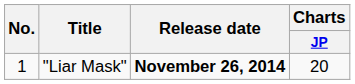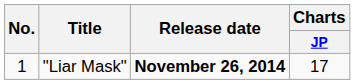(319, 66) 20 -> (319, 66) 17
